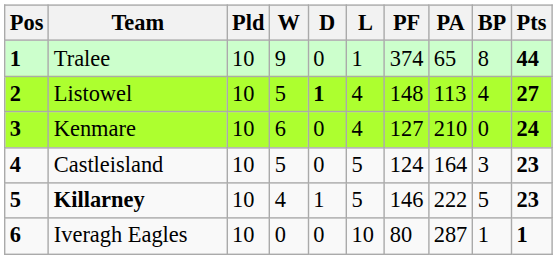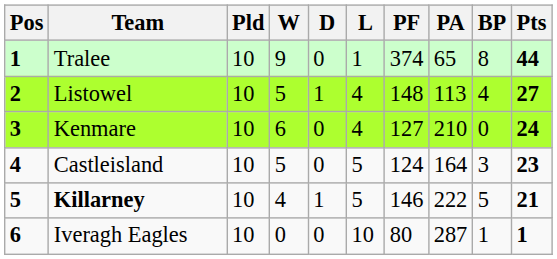(319, 93) bold -> (319, 93) normal
(528, 200) 23 -> (528, 200) 21
